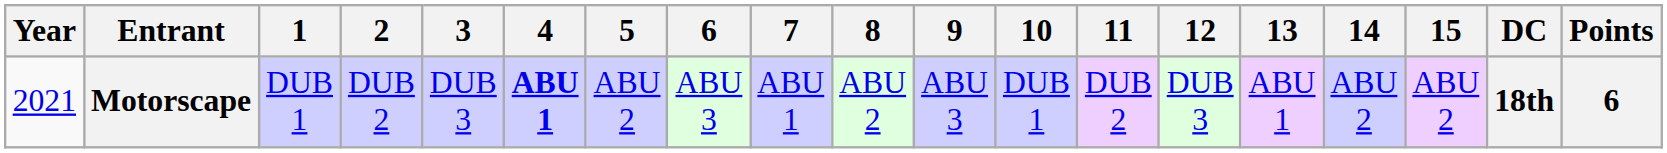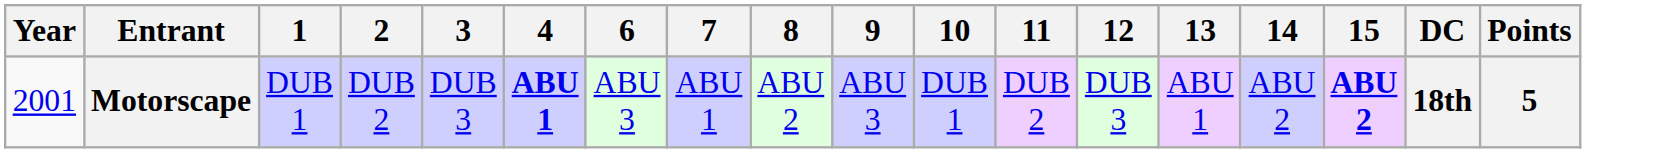- column: (627, 30)
(44, 101) 2021 -> (44, 101) 2001
(1446, 101) normal -> (1364, 101) bold
(1611, 101) 6 -> (1529, 101) 5
